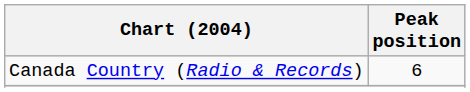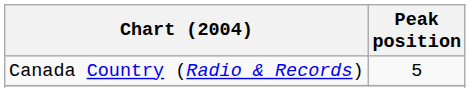(417, 71) 6 -> (417, 71) 5
